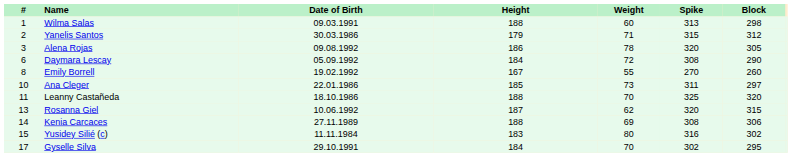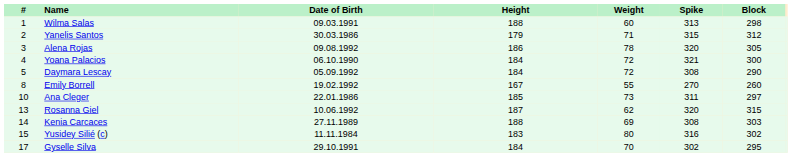+ row: (75, 60)
(24, 60) 6 -> (24, 72) 5
- row: (82, 97)
(754, 122) 306 -> (754, 122) 303
